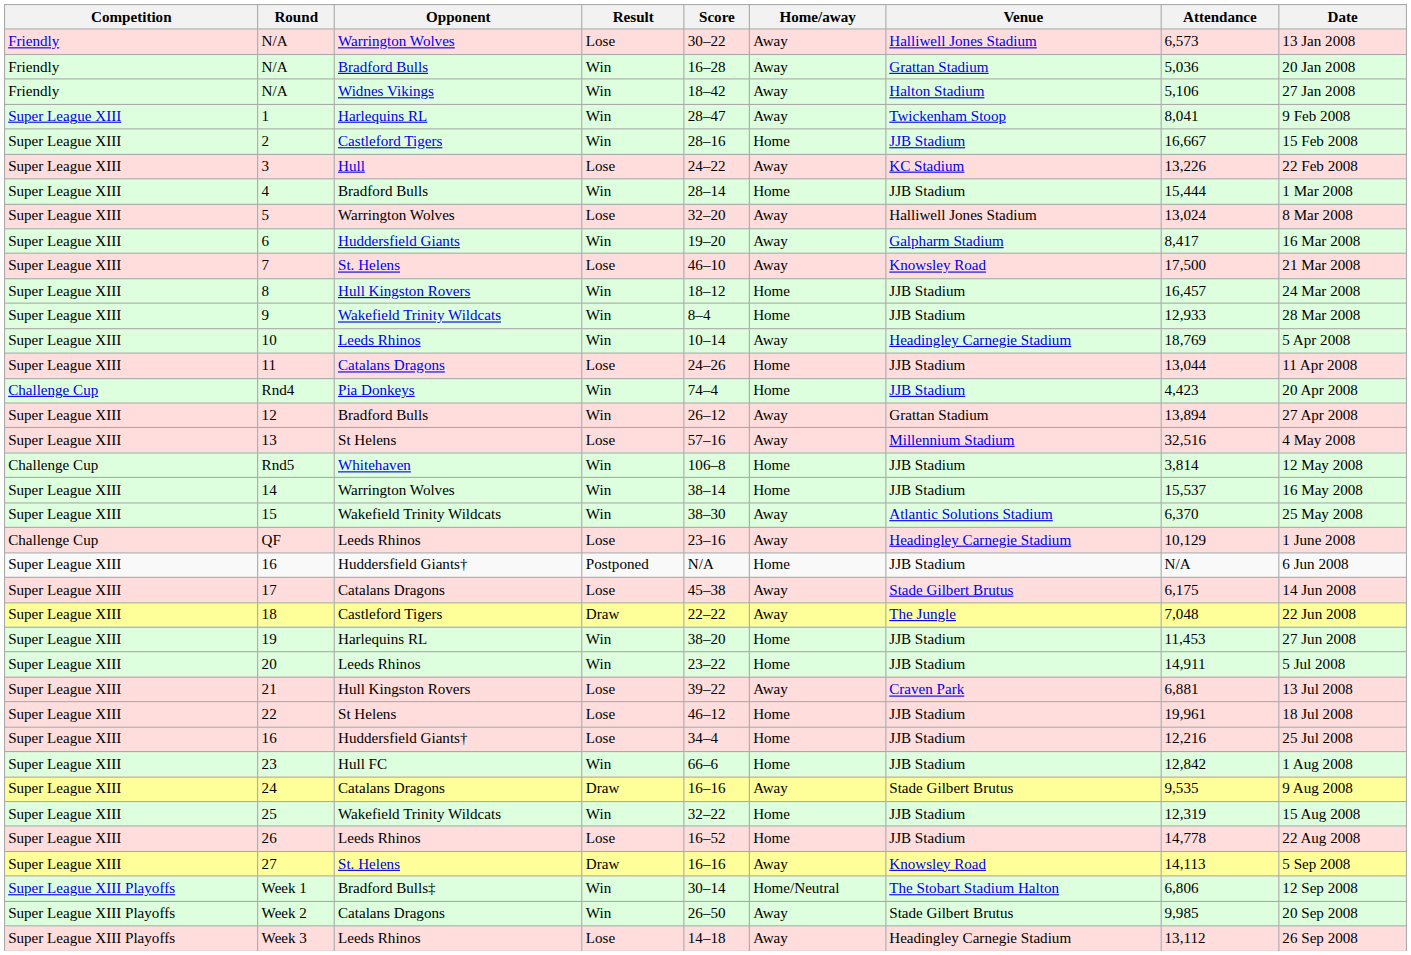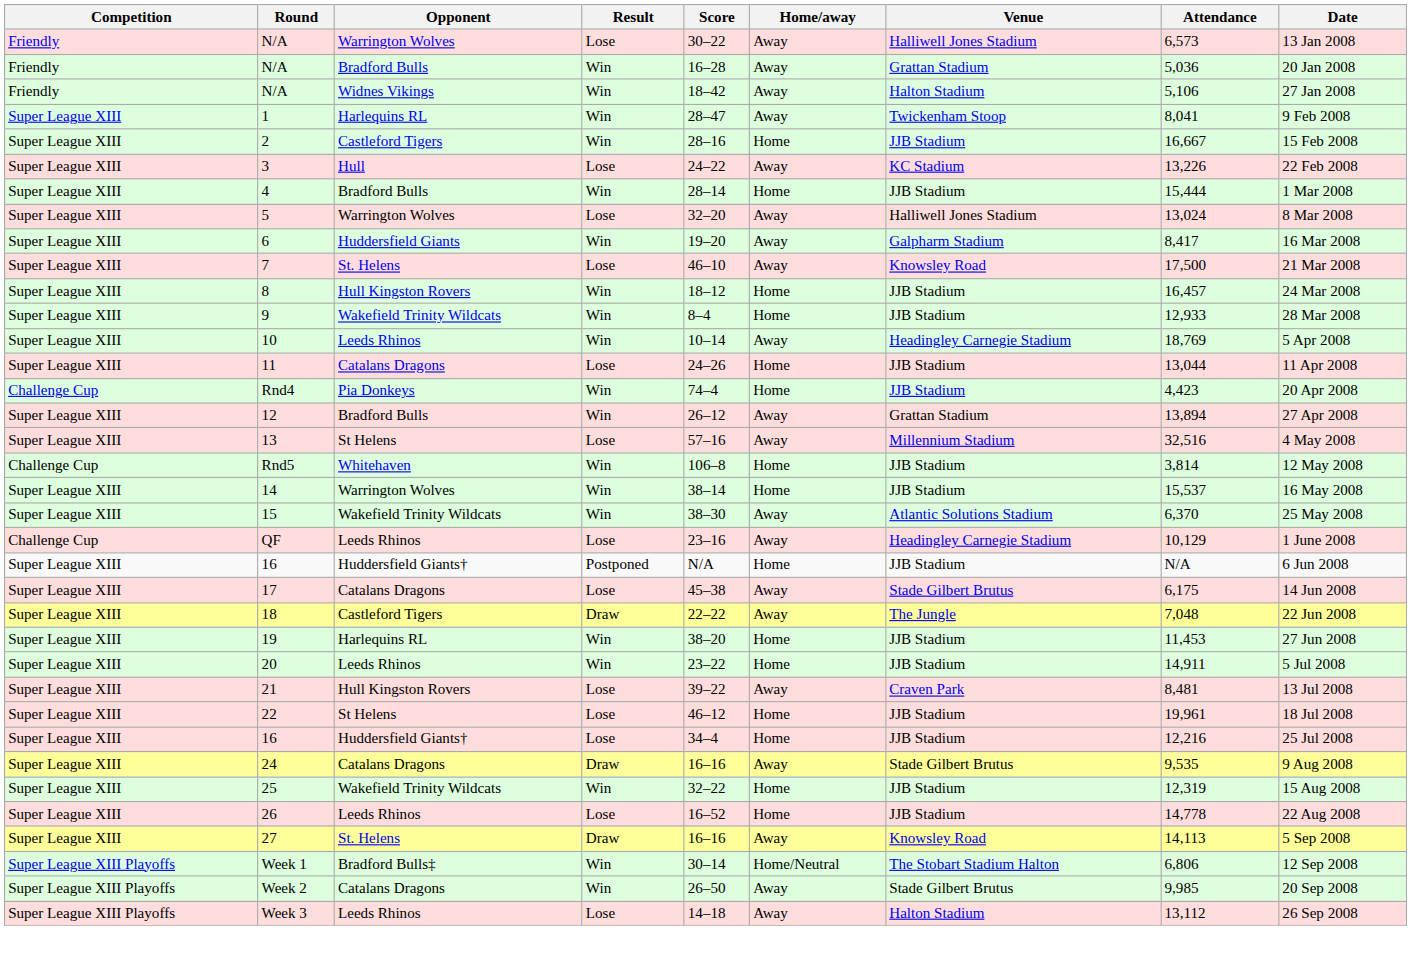(1182, 688) 6,881 -> (1182, 688) 8,481
- row: (269, 763)
(980, 938) Headingley Carnegie Stadium -> (937, 913) Halton Stadium
